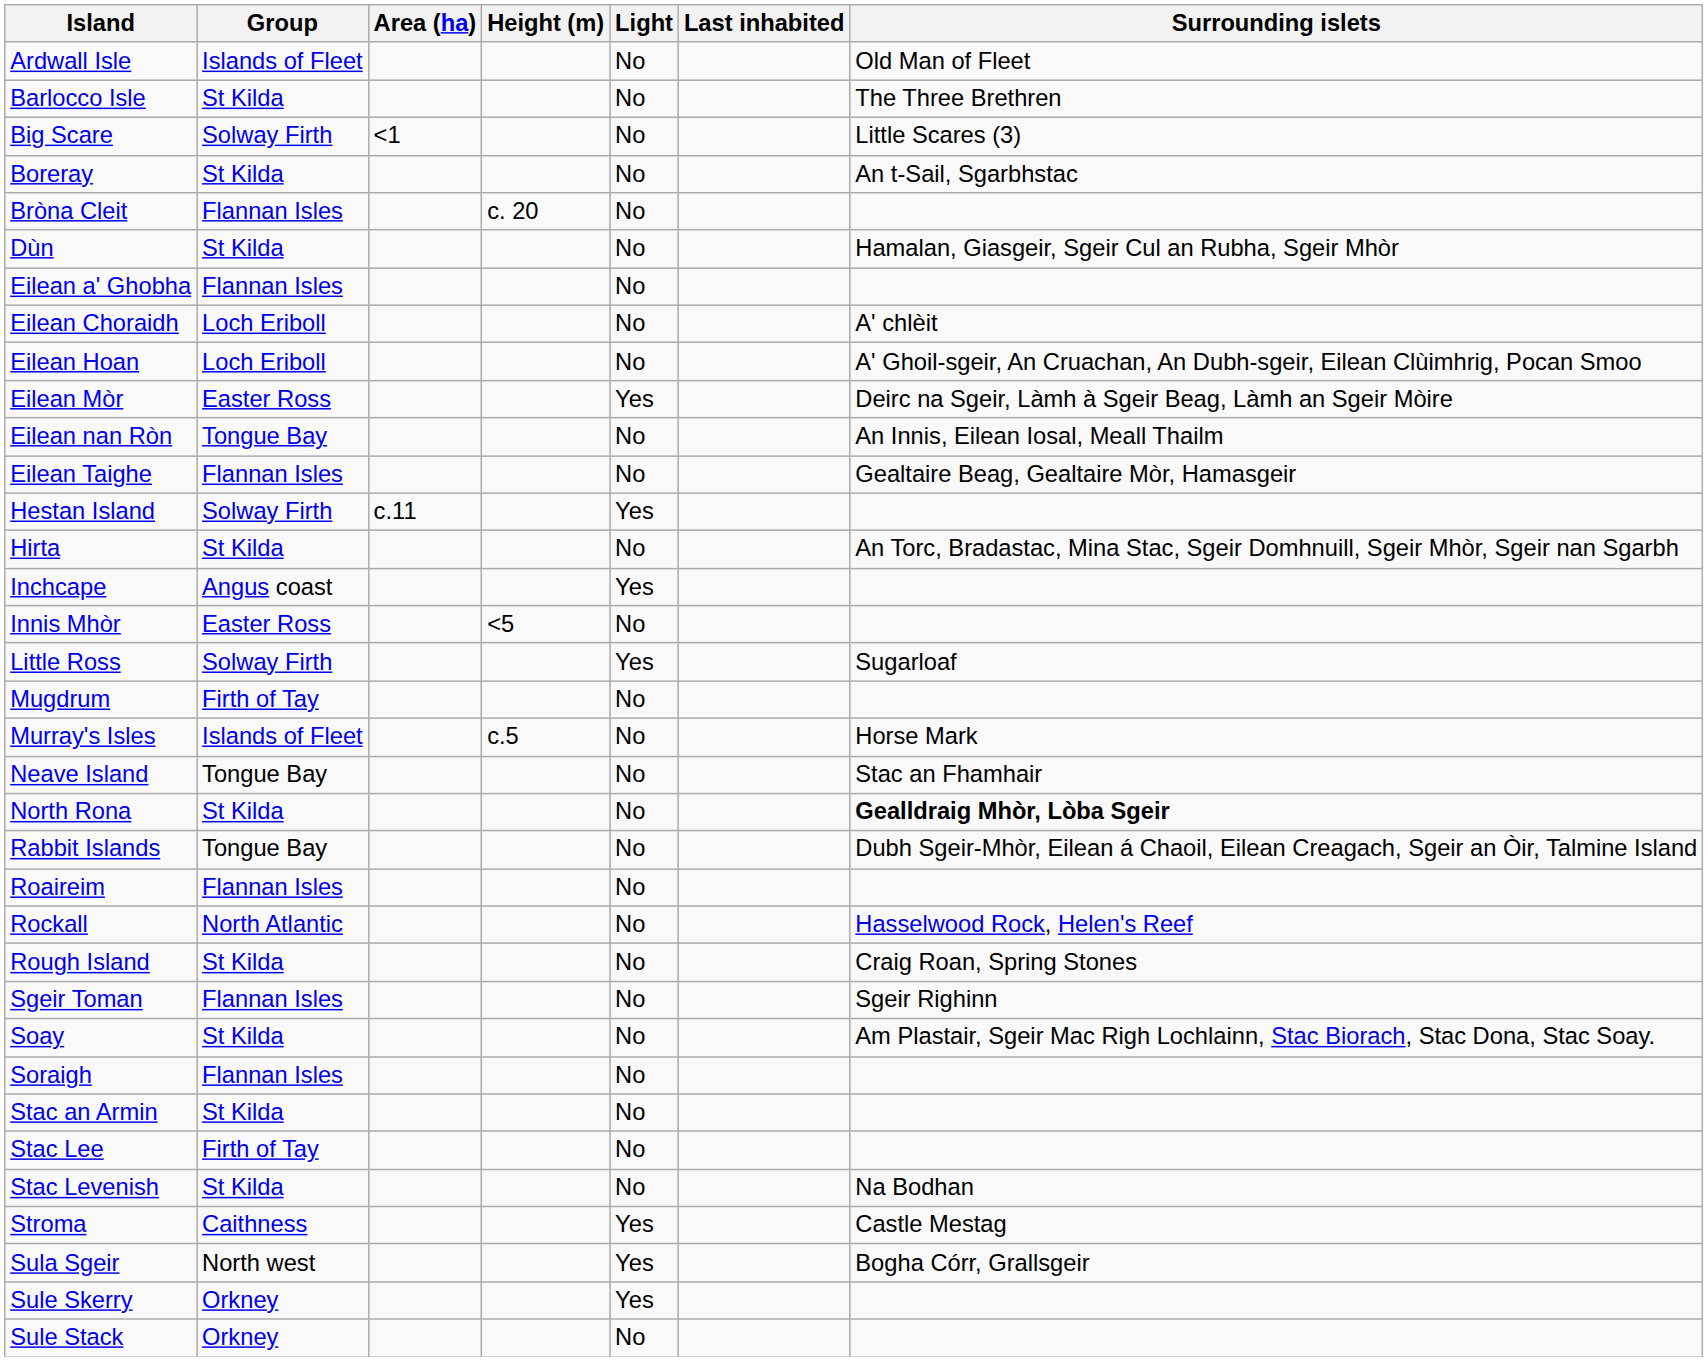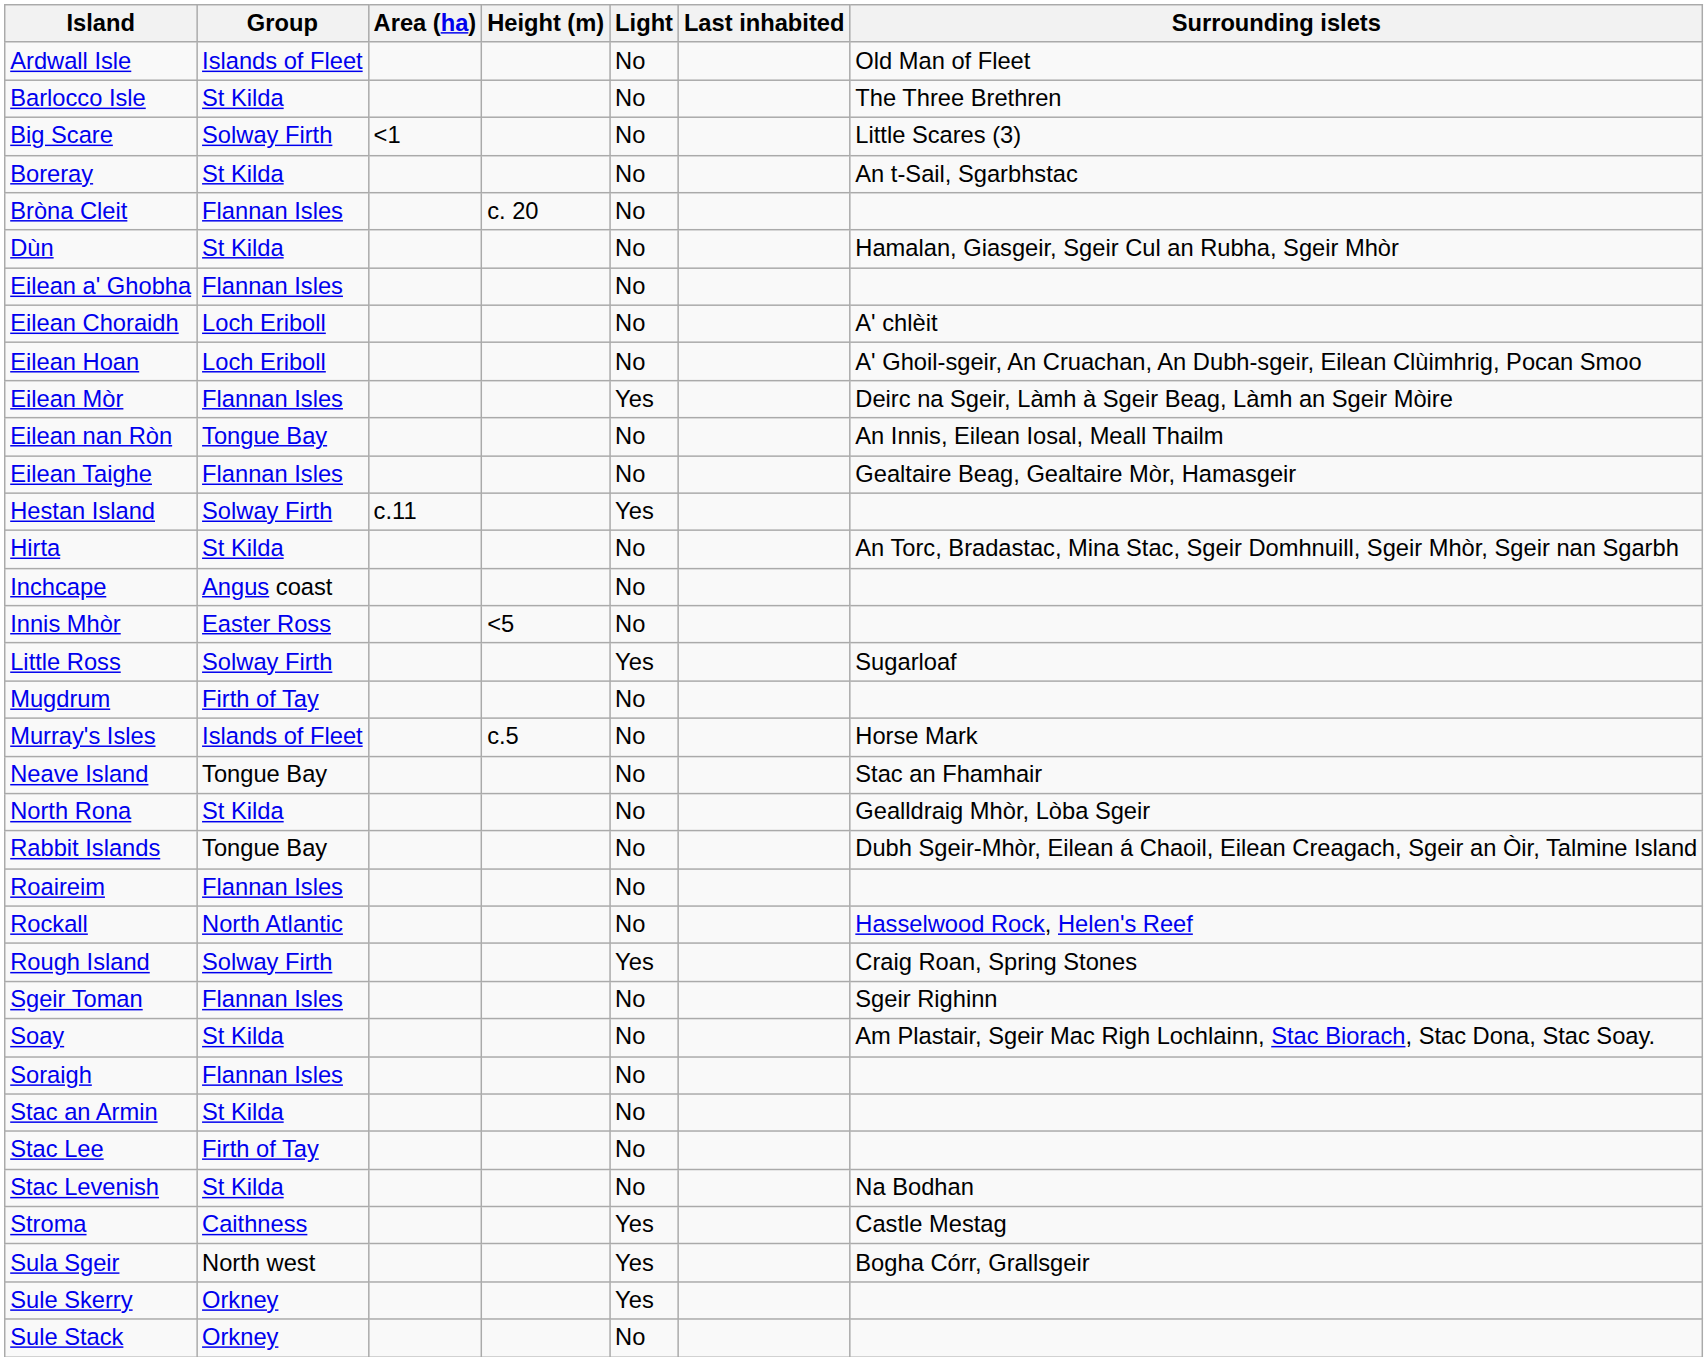(267, 398) Easter Ross -> (272, 398) Flannan Isles
(634, 586) Yes -> (630, 586) No
(1013, 811) bold -> (1003, 811) normal
(243, 962) St Kilda -> (267, 962) Solway Firth
(630, 962) No -> (634, 962) Yes
